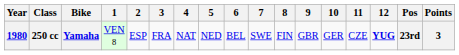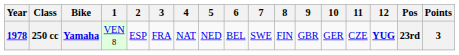(17, 35) 1980 -> (17, 35) 1978
